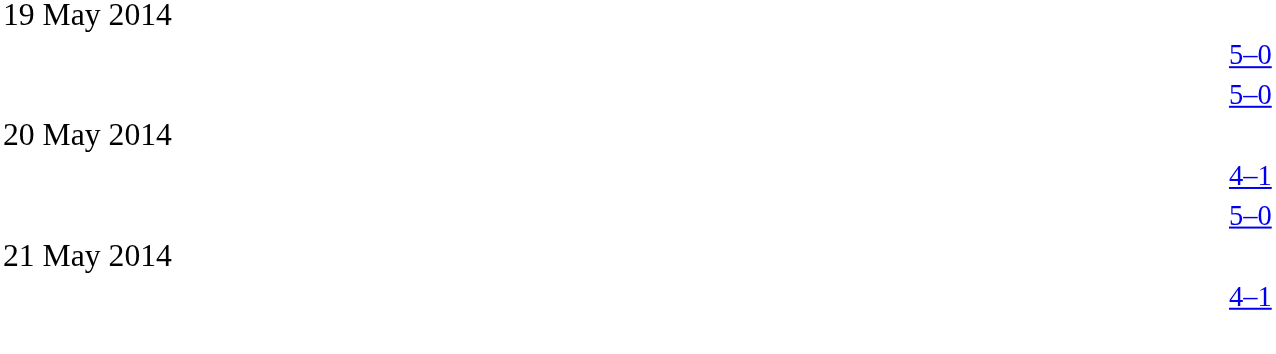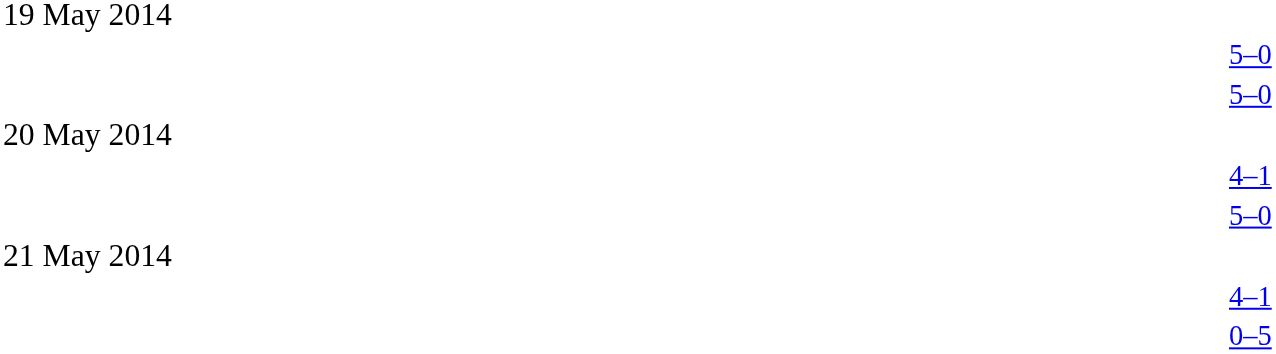+ row: (521, 336)
